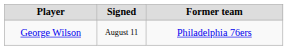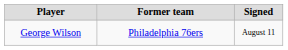columns swapped: (122, 12) <-> (214, 12)
